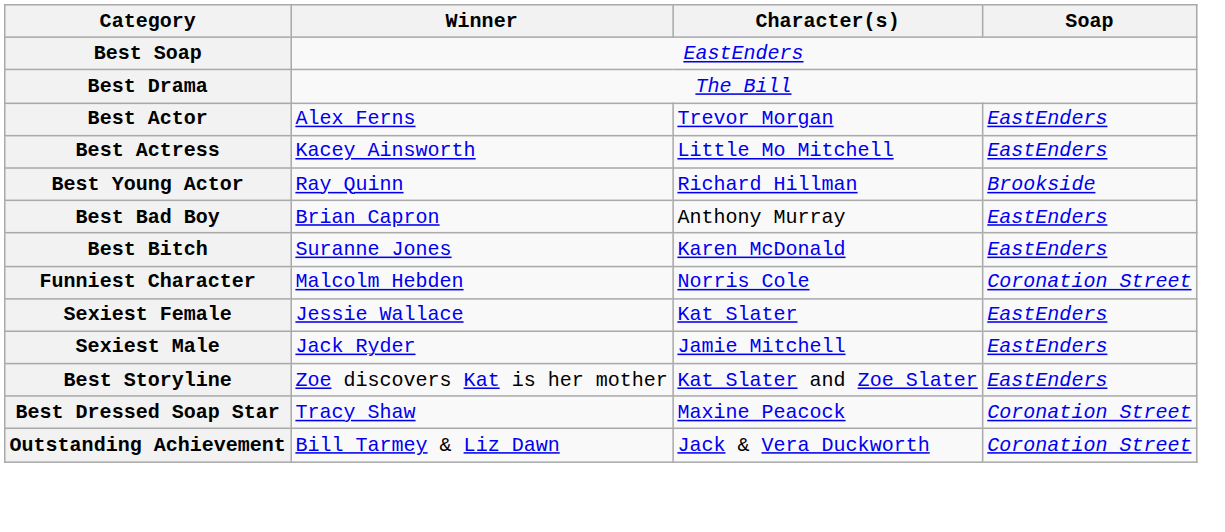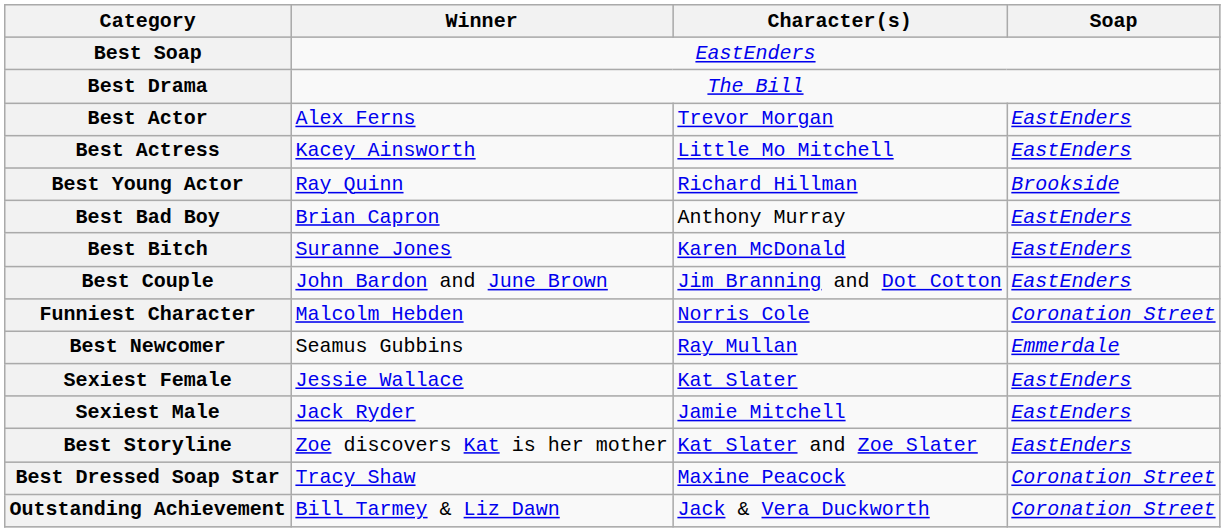+ row: (148, 282)
+ row: (148, 347)
